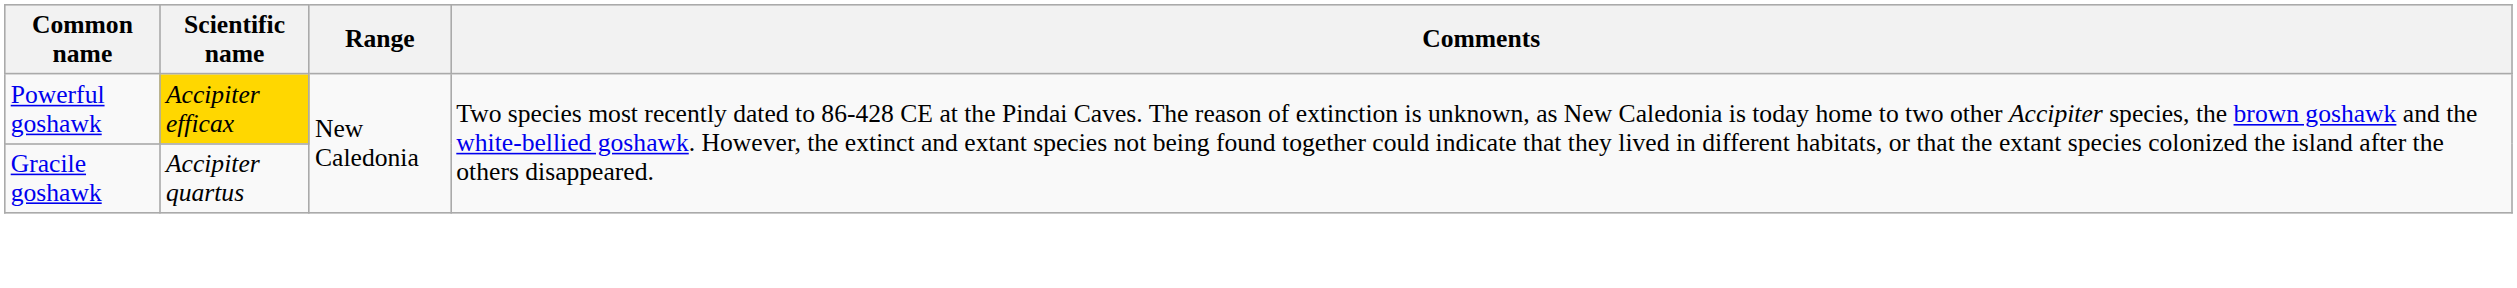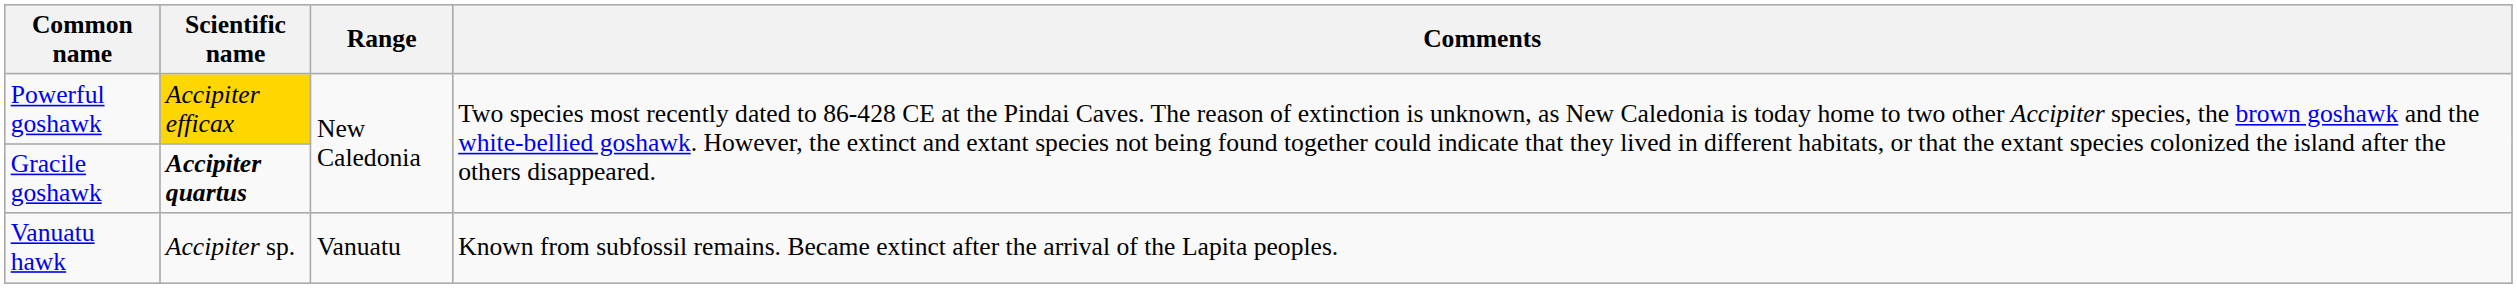(213, 178) normal -> (213, 178) bold
+ row: (53, 247)
